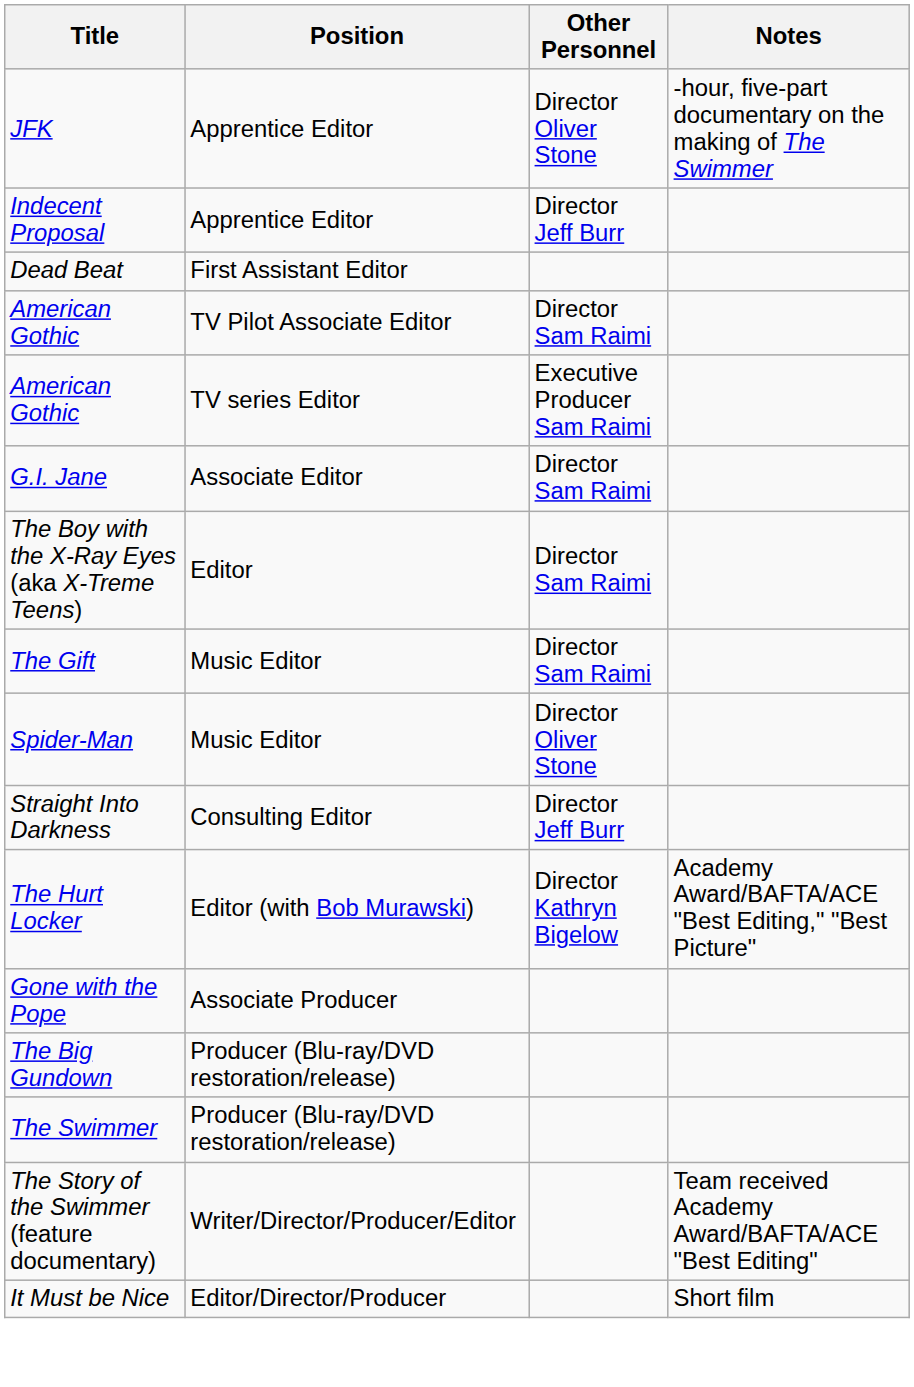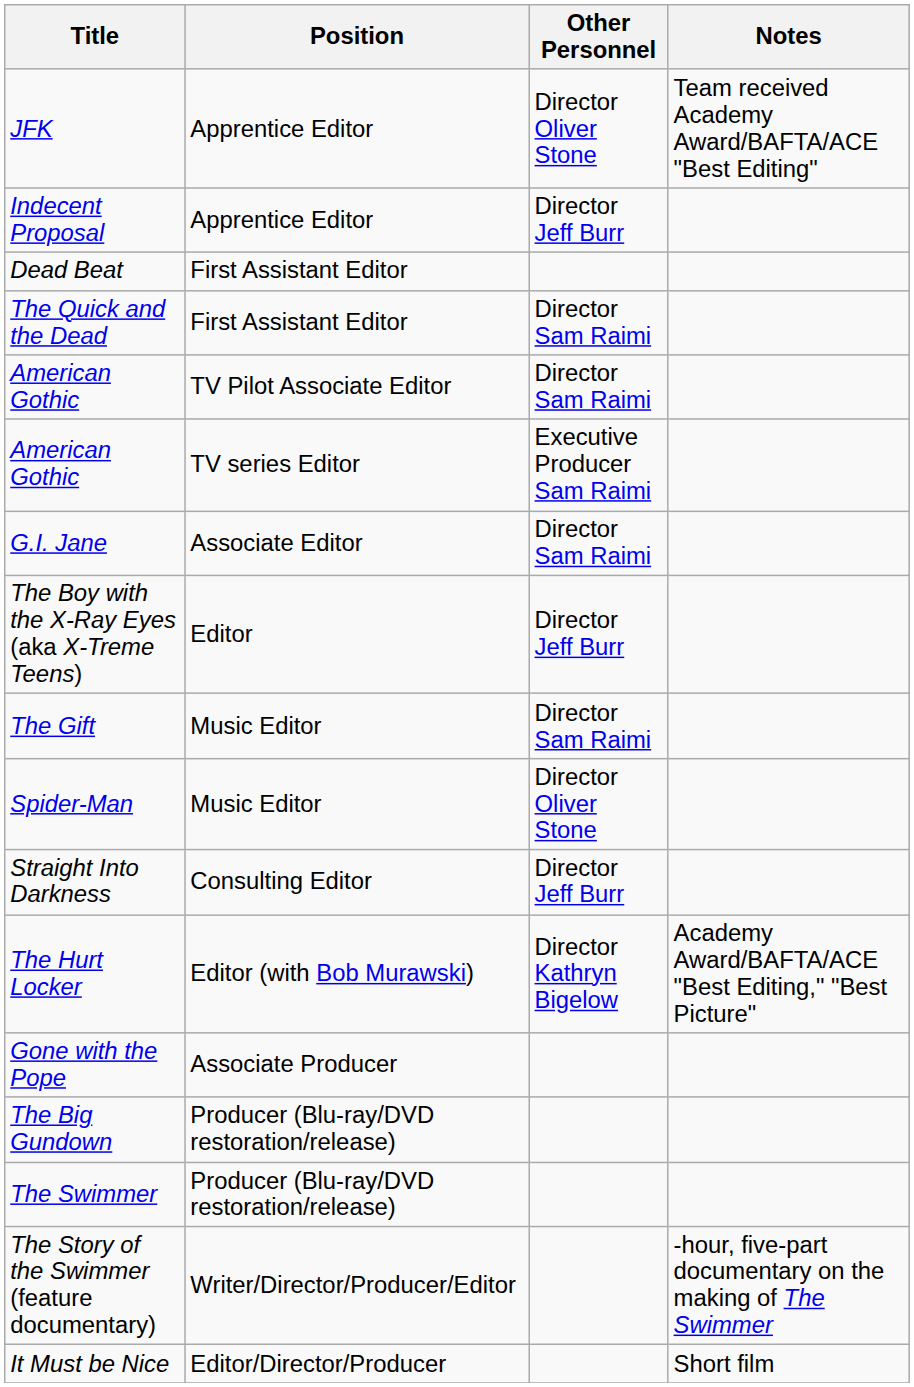(779, 128) -hour, five-part documentary on the making of The Swimmer -> (776, 128) Team received Academy Award/BAFTA/ACE "Best Editing"
+ row: (88, 322)
(593, 569) Director Sam Raimi -> (579, 634) Director Jeff Burr
(776, 1220) Team received Academy Award/BAFTA/ACE "Best Editing" -> (779, 1285) -hour, five-part documentary on the making of The Swimmer
